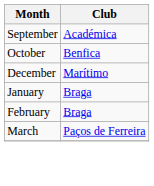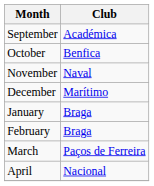+ row: (32, 73)
+ row: (20, 170)
